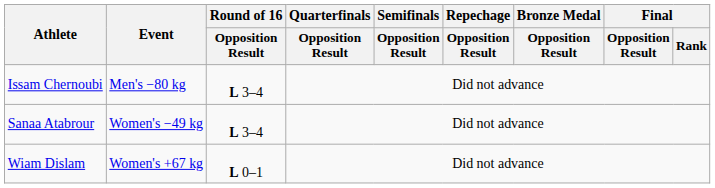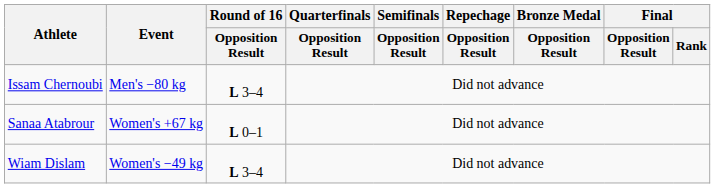(156, 124) Women's −49 kg -> (156, 124) Women's +67 kg
(246, 132) L 3–4 -> (246, 132) L 0–1
(156, 164) Women's +67 kg -> (156, 164) Women's −49 kg
(246, 172) L 0–1 -> (246, 172) L 3–4
